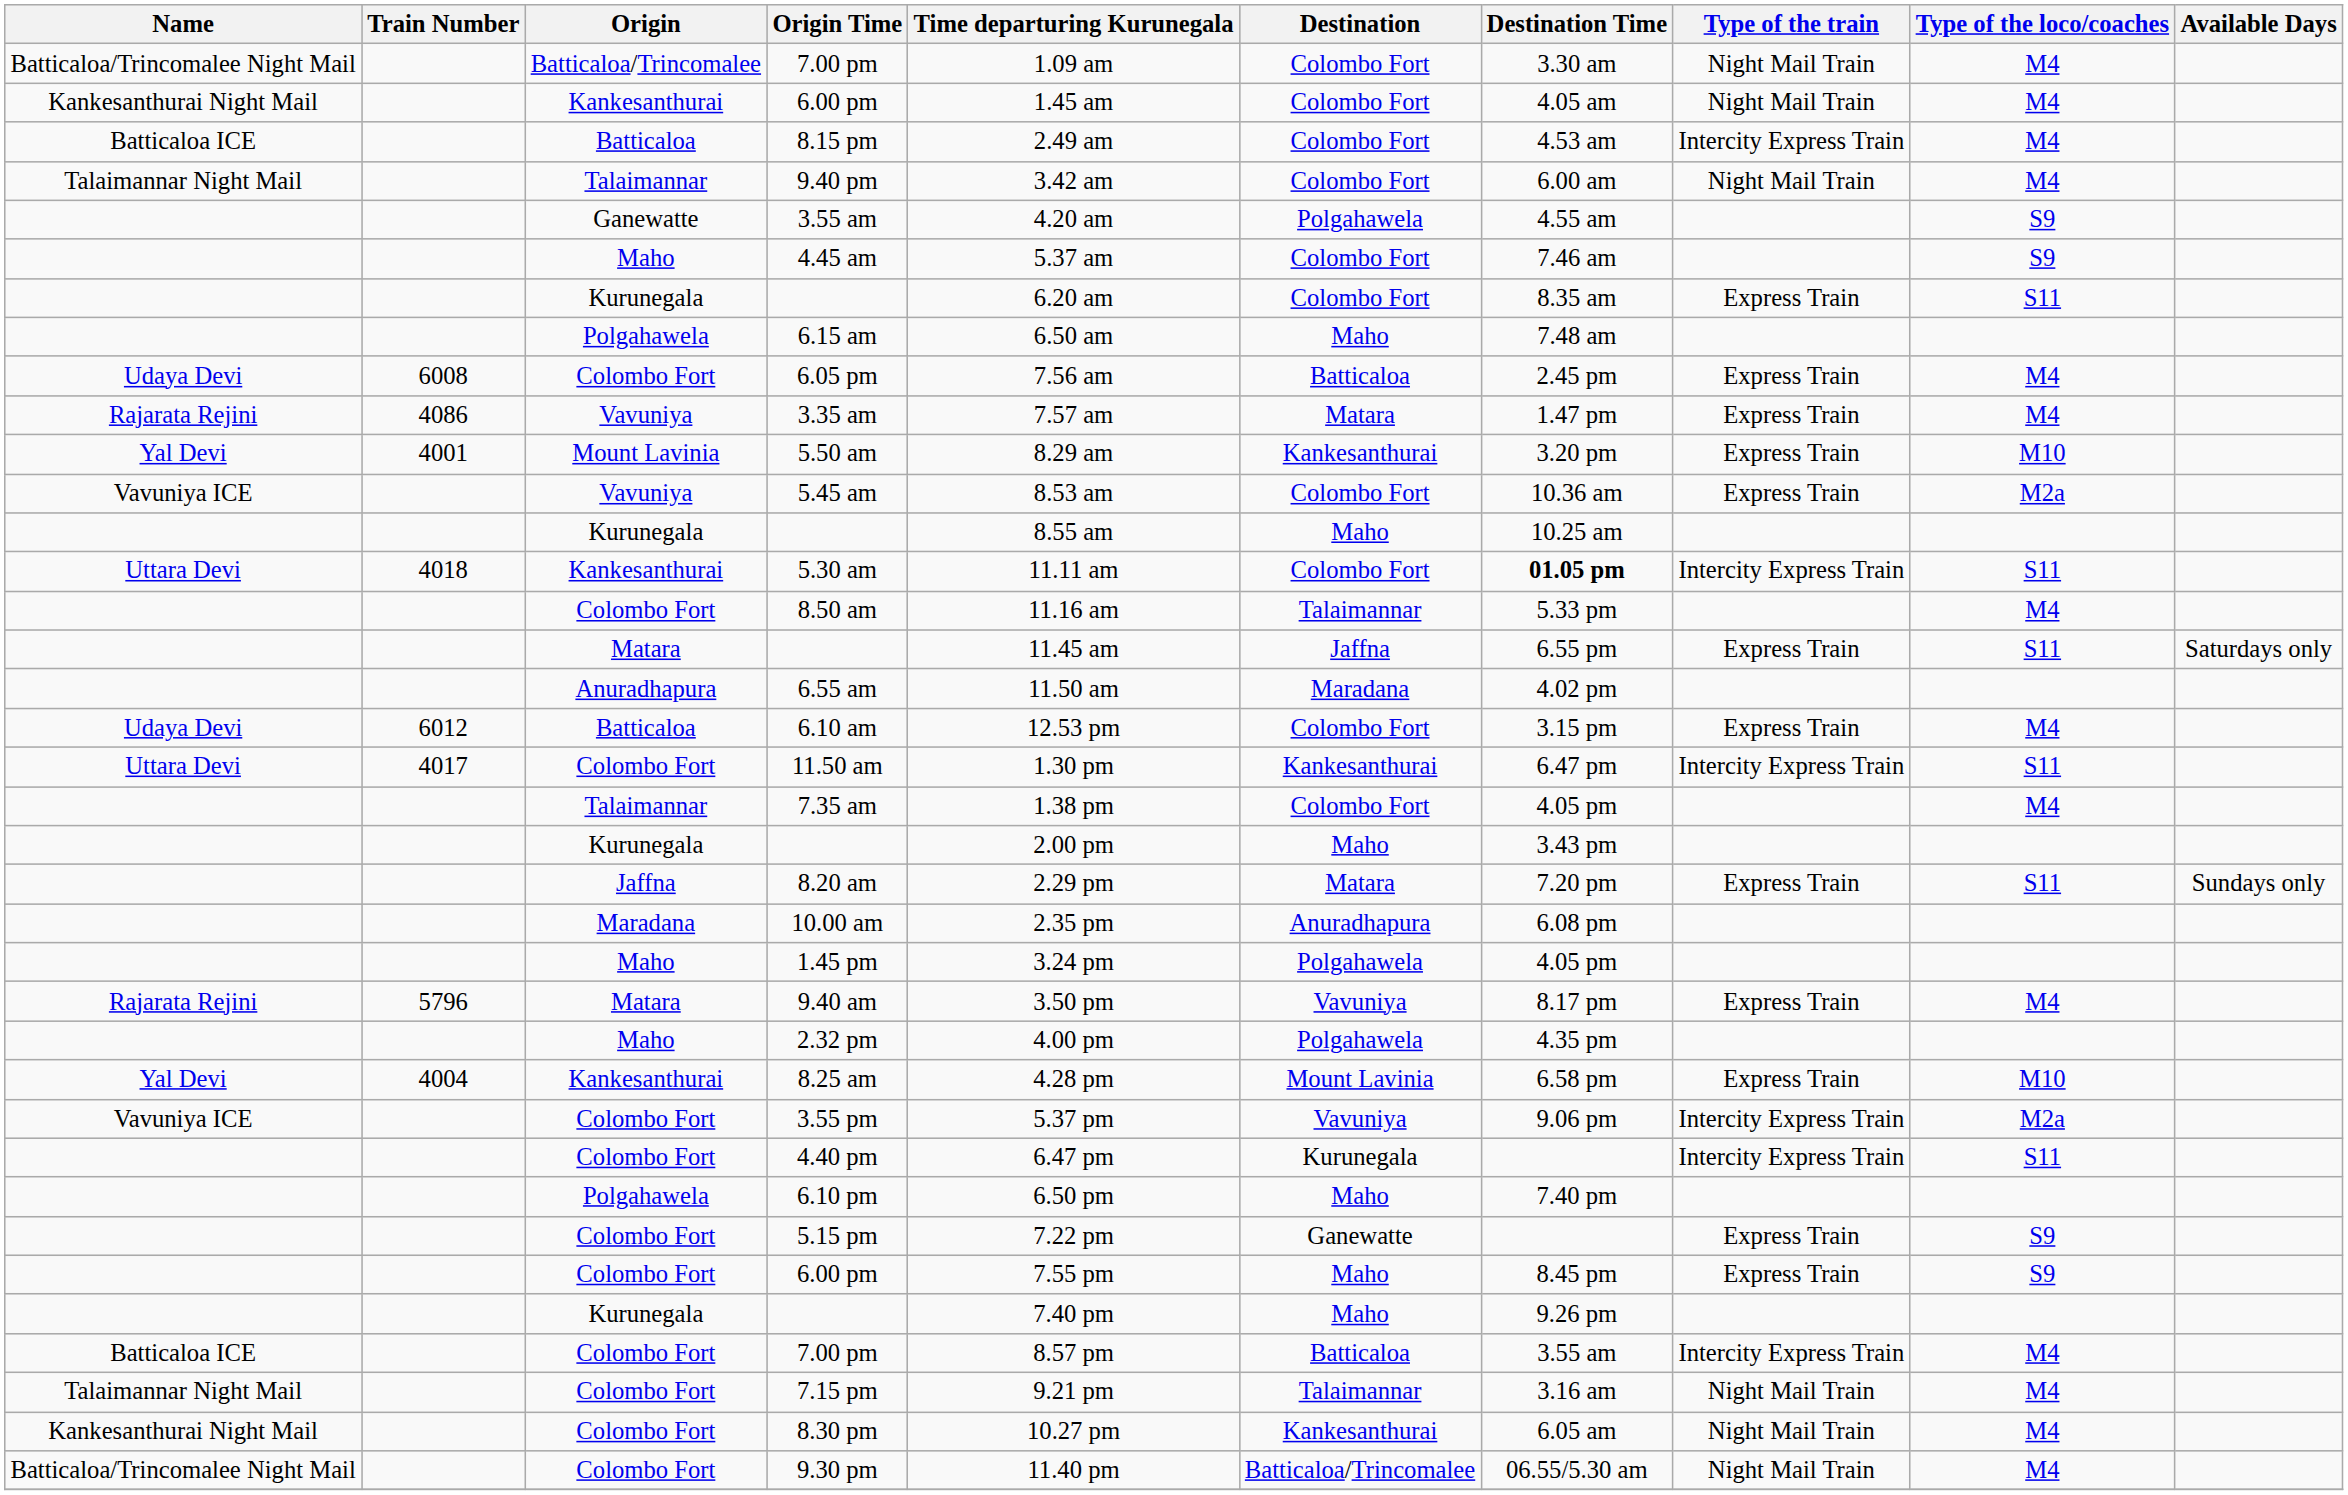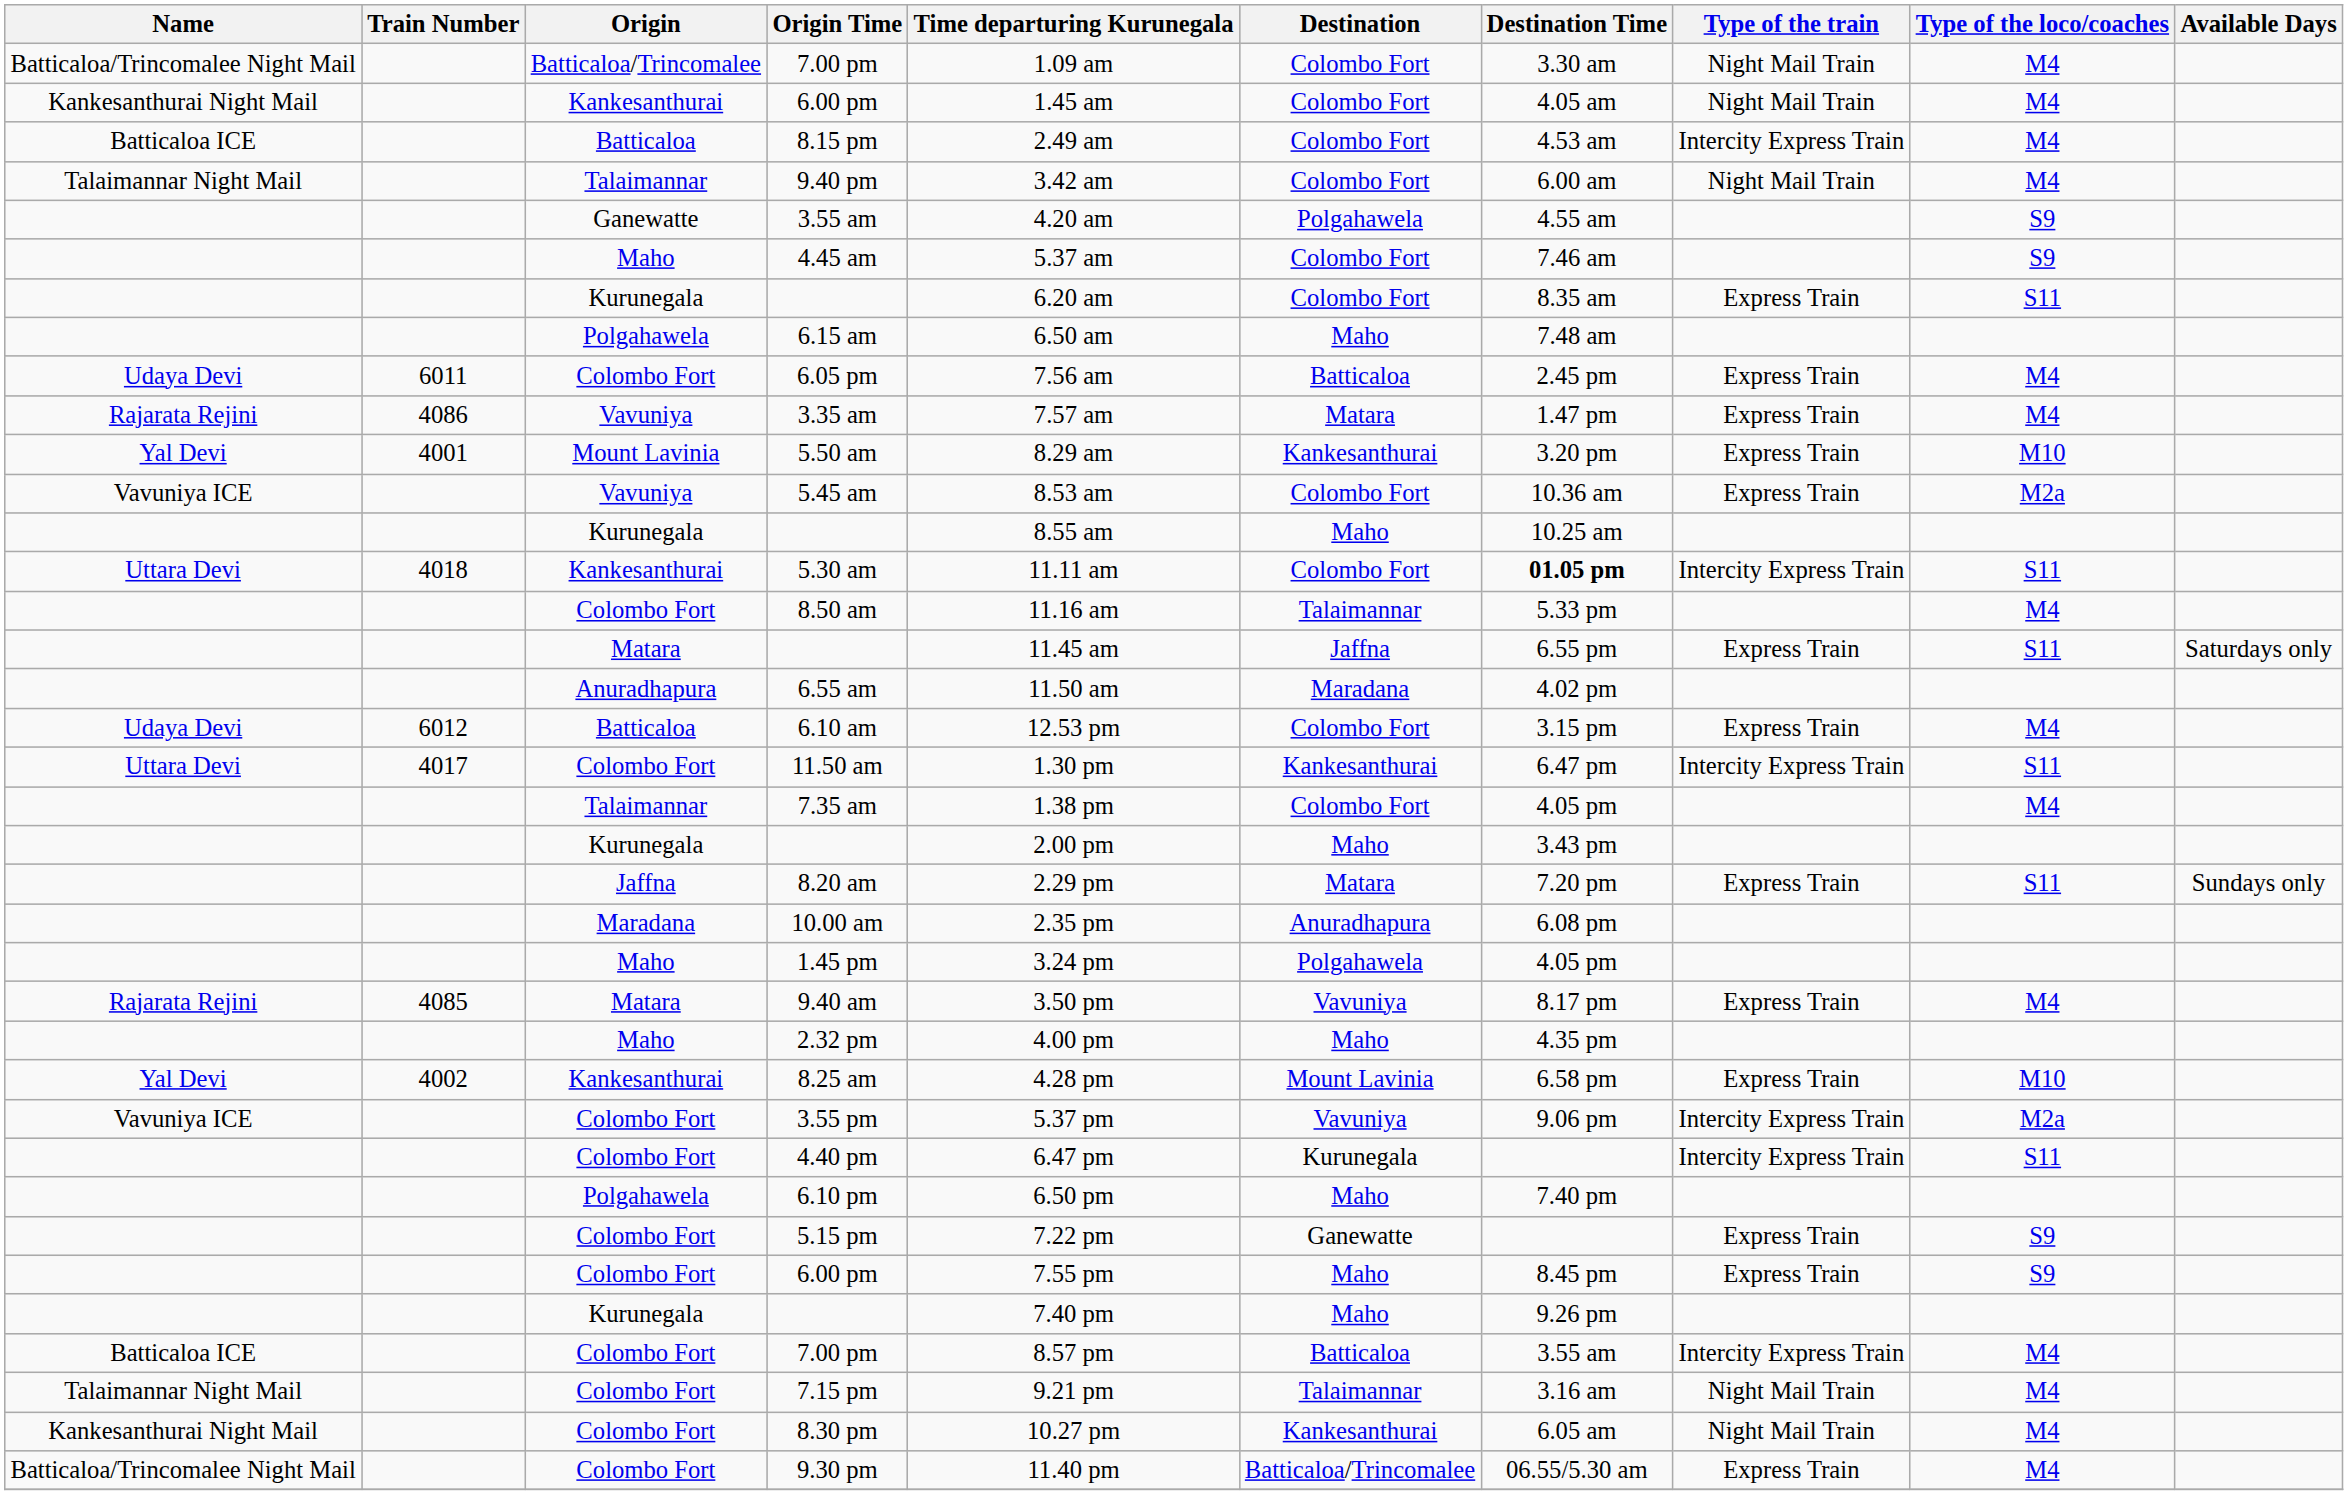(443, 375) 6008 -> (443, 375) 6011
(443, 1000) 5796 -> (443, 1000) 4085
(1360, 1040) Polgahawela -> (1360, 1040) Maho
(443, 1079) 4004 -> (443, 1079) 4002
(1791, 1469) Night Mail Train -> (1791, 1469) Express Train
